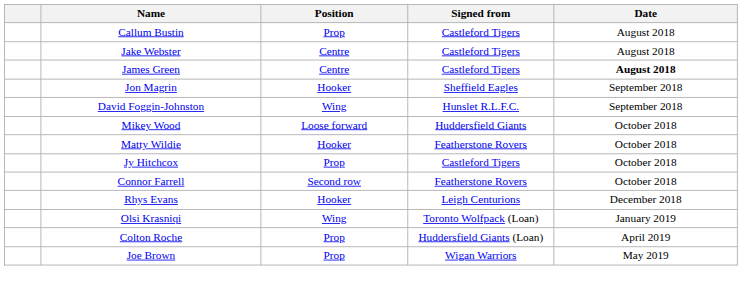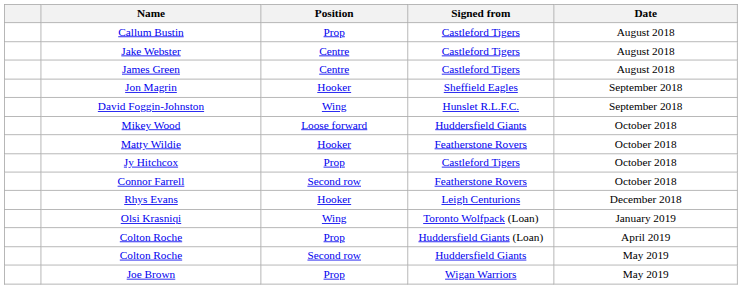(646, 69) bold -> (646, 69) normal
+ row: (151, 255)
